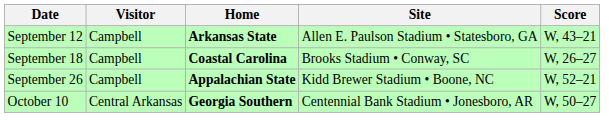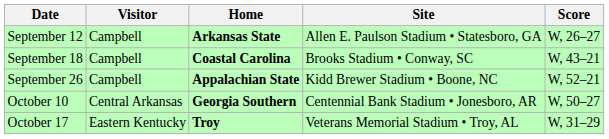(570, 36) W, 43–21 -> (574, 36) W, 26–27
(570, 58) W, 26–27 -> (574, 58) W, 43–21
+ row: (38, 123)
